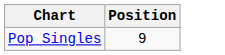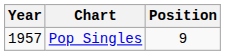+ column: (25, 16)
